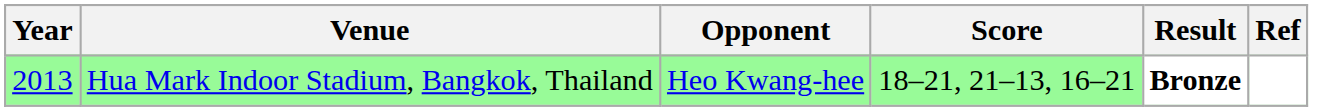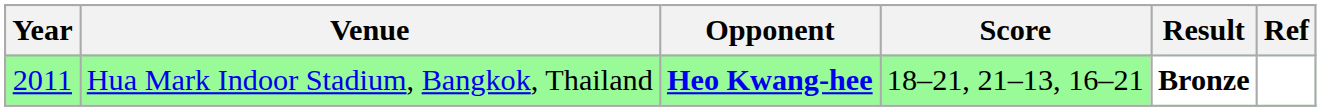(42, 79) 2013 -> (42, 79) 2011
(766, 79) normal -> (770, 79) bold
